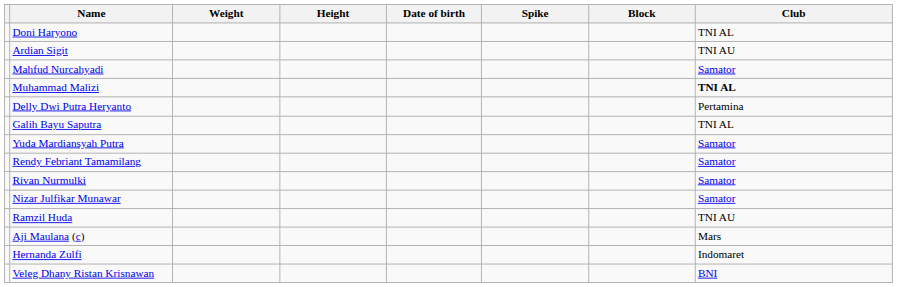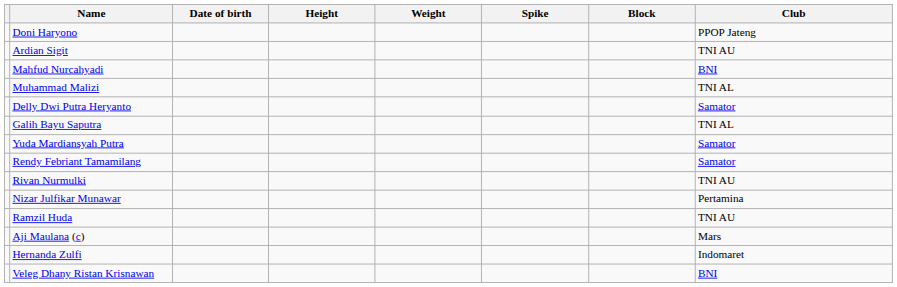columns swapped: (434, 13) <-> (226, 13)
(716, 32) TNI AL -> (727, 32) PPOP Jateng
(717, 69) Samator -> (708, 69) BNI
(717, 87) bold -> (716, 87) normal
(721, 106) Pertamina -> (717, 106) Samator
(717, 180) Samator -> (717, 180) TNI AU
(717, 199) Samator -> (721, 199) Pertamina
